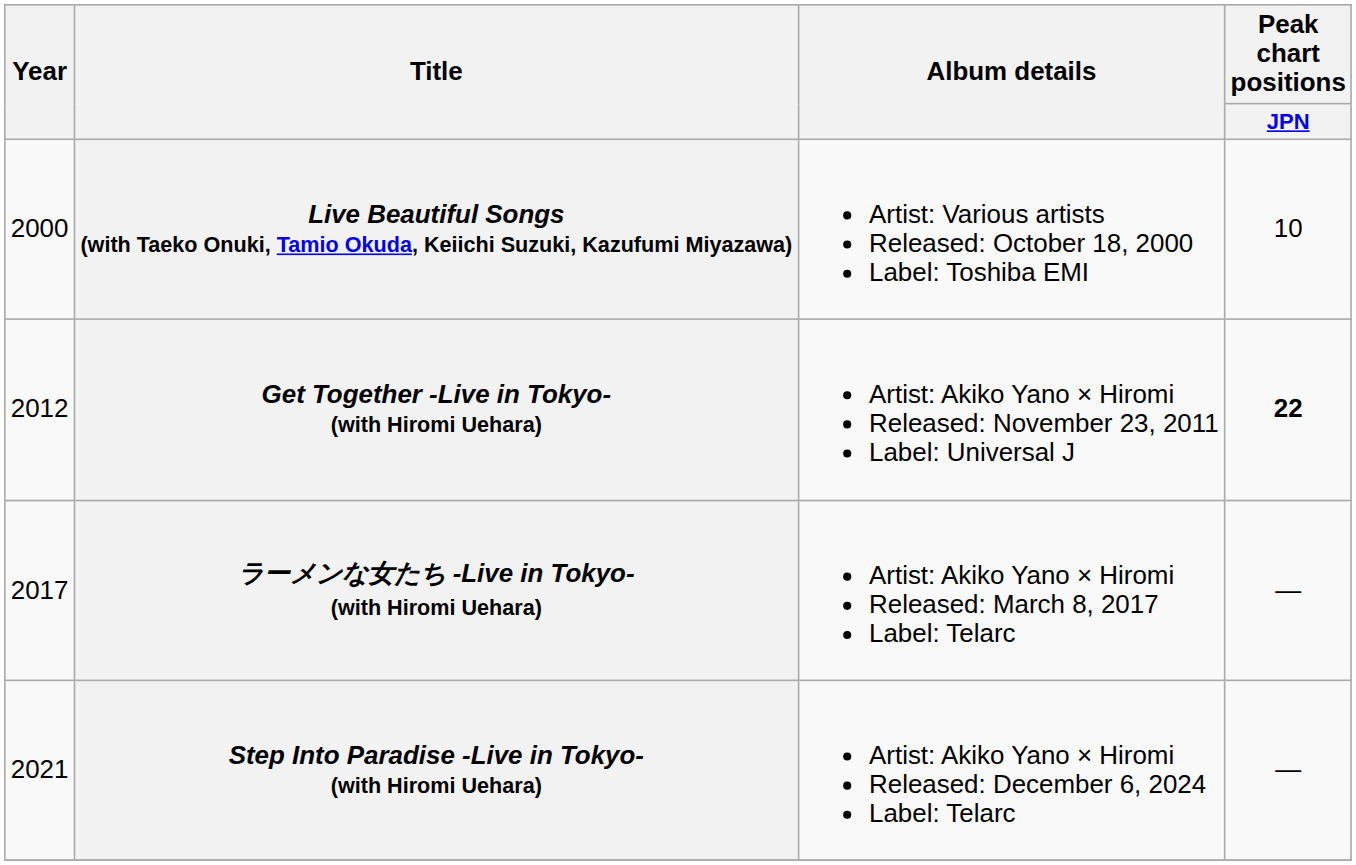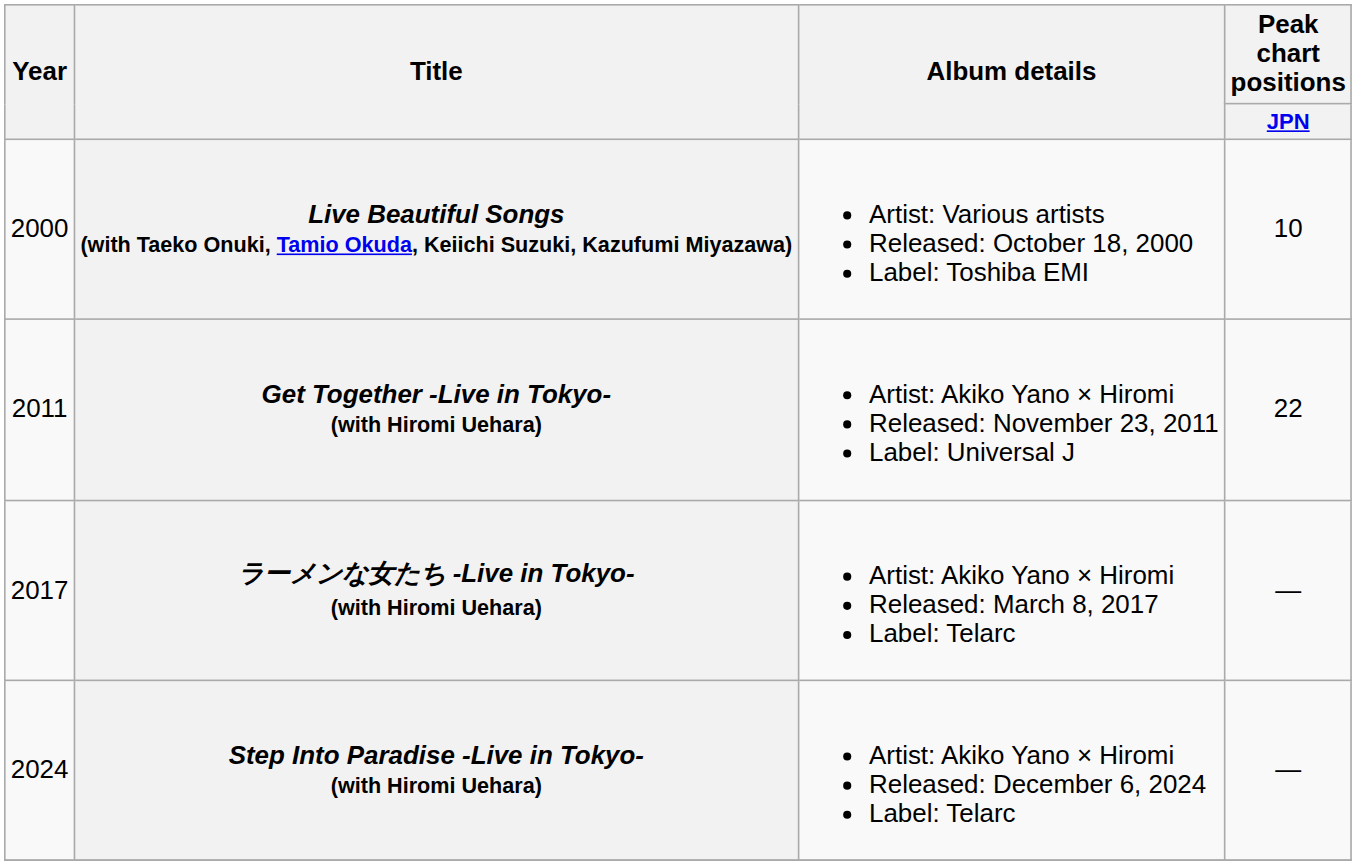(40, 409) 2012 -> (40, 409) 2011
(1288, 409) bold -> (1288, 409) normal
(40, 770) 2021 -> (40, 770) 2024
